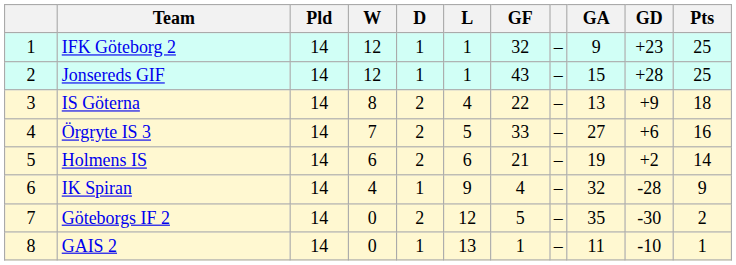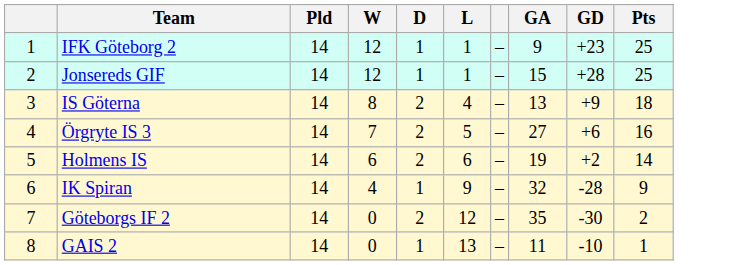- column: (520, 18)
